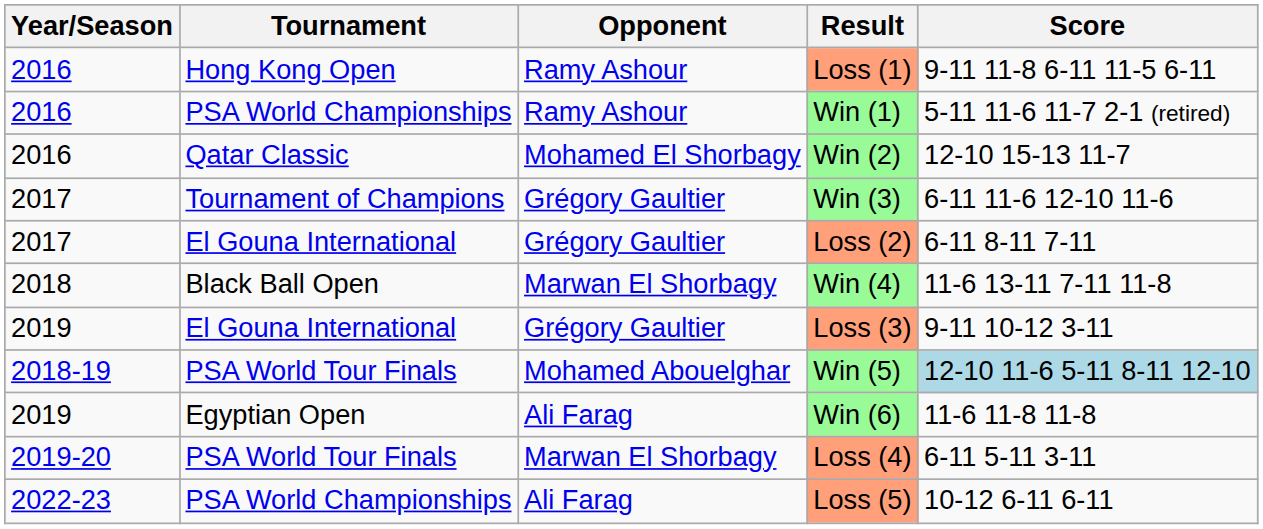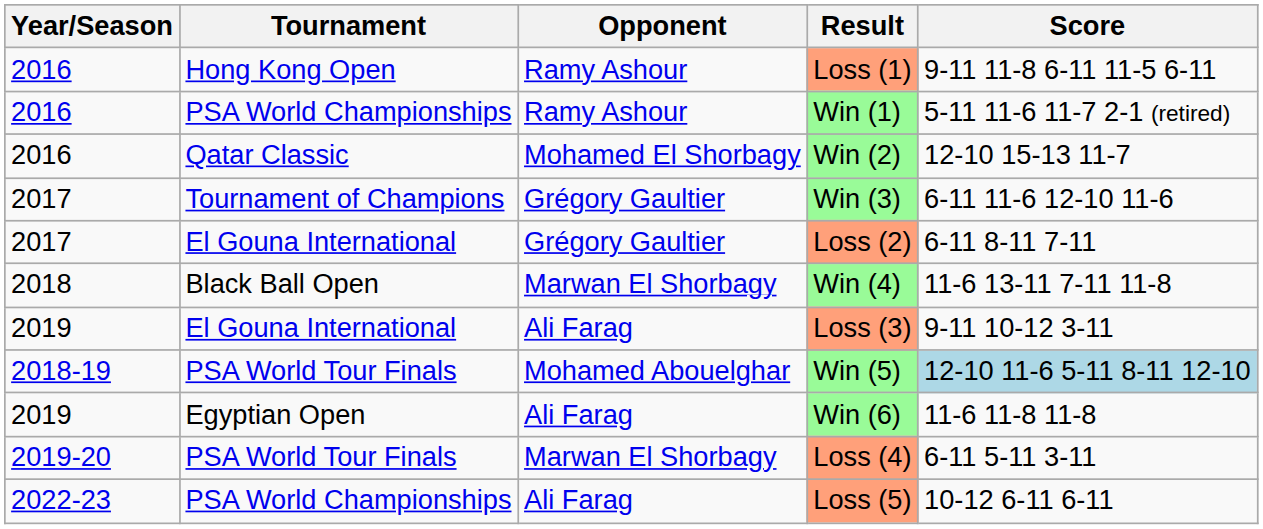(625, 328) Grégory Gaultier -> (578, 328) Ali Farag
